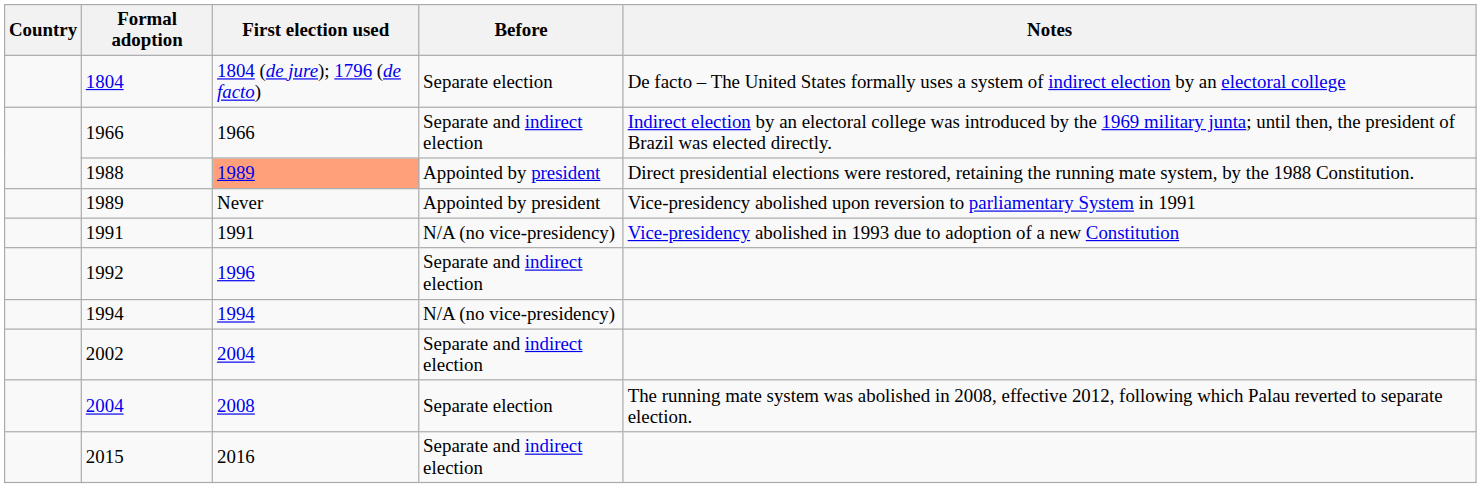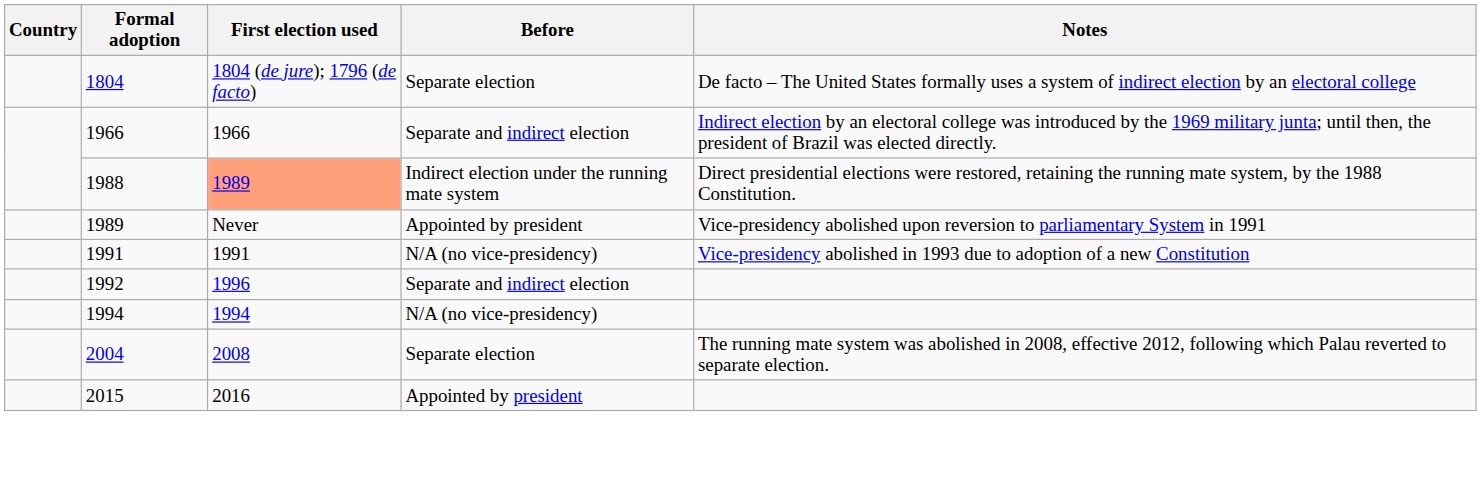(512, 173) Appointed by president -> (536, 183) Indirect election under the running mate system
- row: (105, 354)
(503, 456) Separate and indirect election -> (494, 395) Appointed by president
